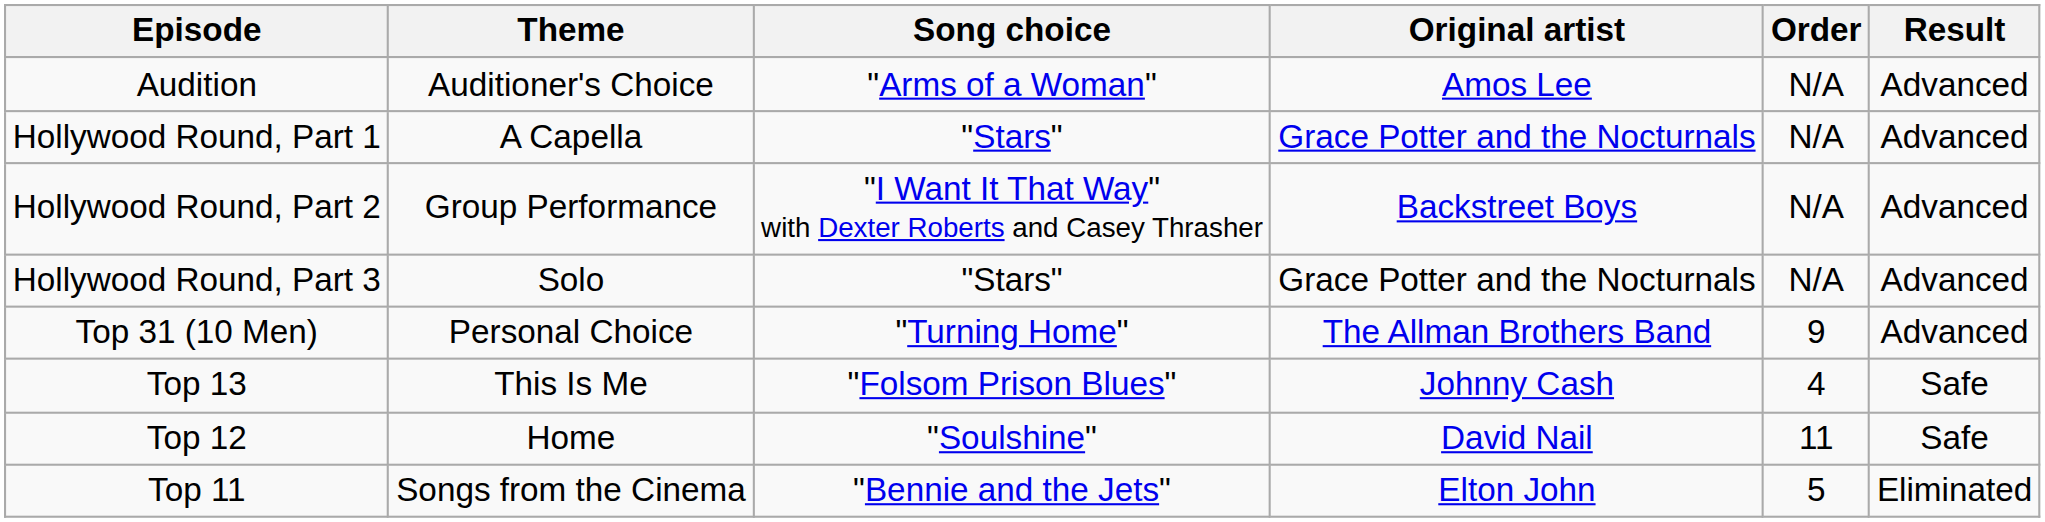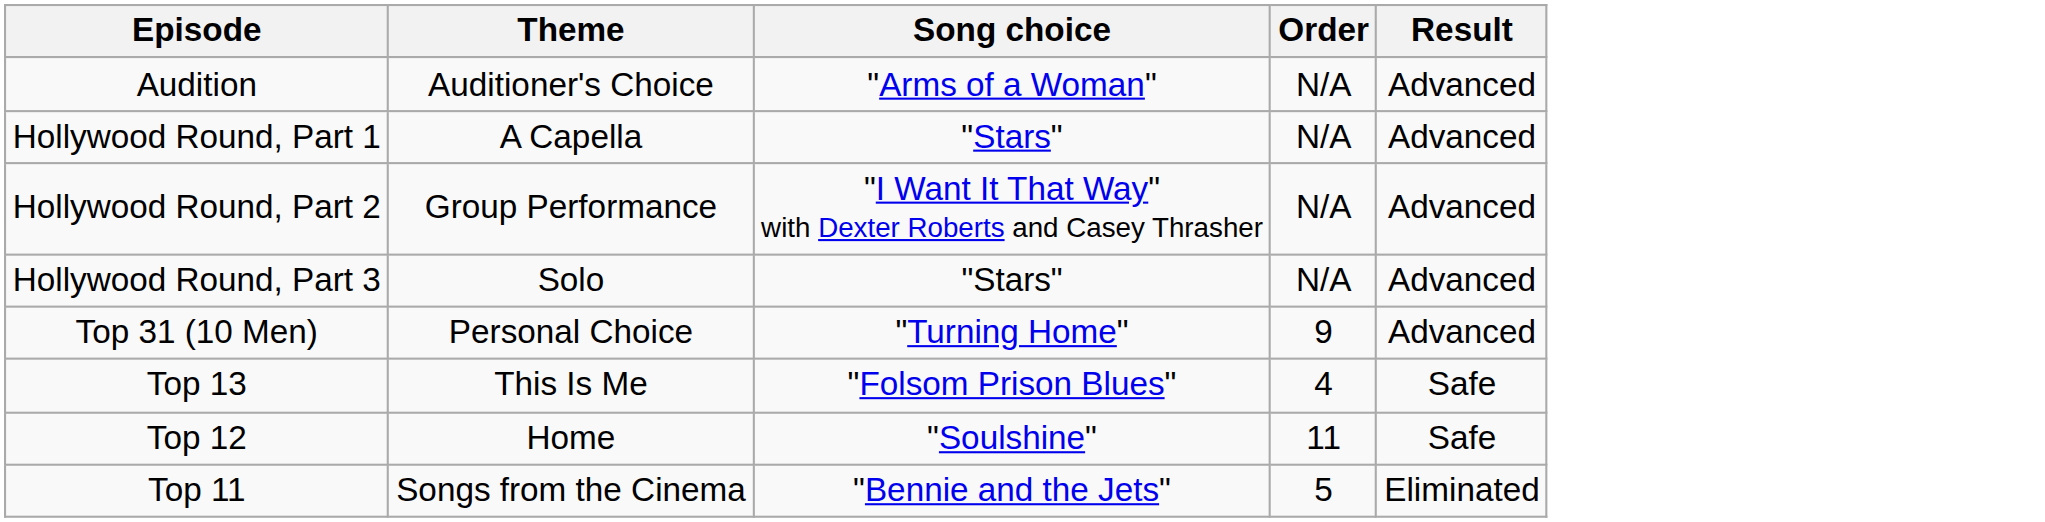- column: (1517, 30)
